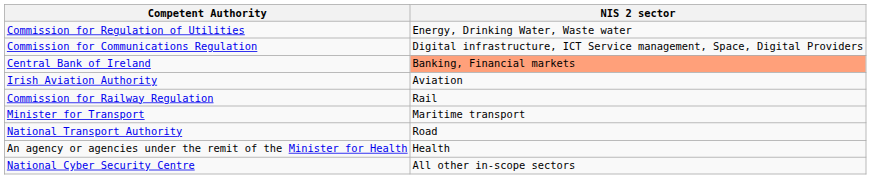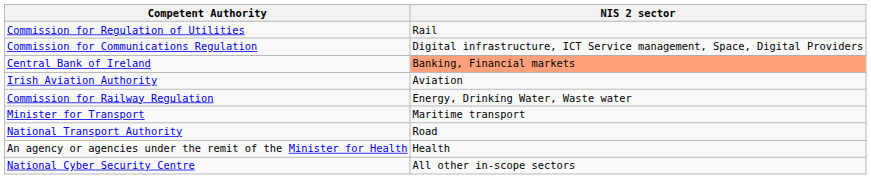(522, 30) Energy, Drinking Water, Waste water -> (425, 30) Rail
(425, 98) Rail -> (522, 98) Energy, Drinking Water, Waste water
